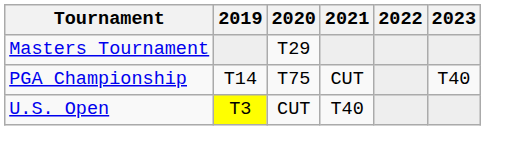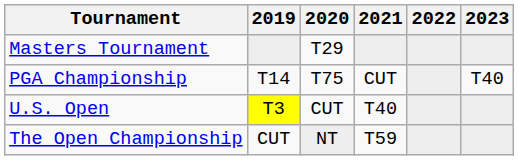+ row: (126, 140)
